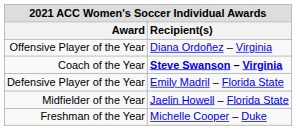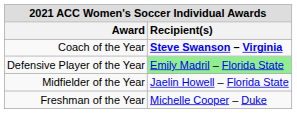- row: (77, 48)
(217, 83) no background -> (217, 65) lightgreen background
